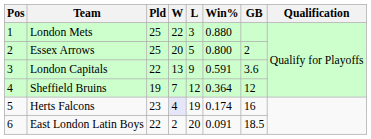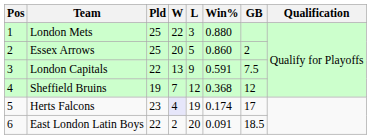(219, 50) 0.800 -> (219, 50) 0.860
(251, 69) 3.6 -> (251, 69) 7.5
(219, 87) 0.364 -> (219, 87) 0.368
(250, 106) 16 -> (250, 106) 17
